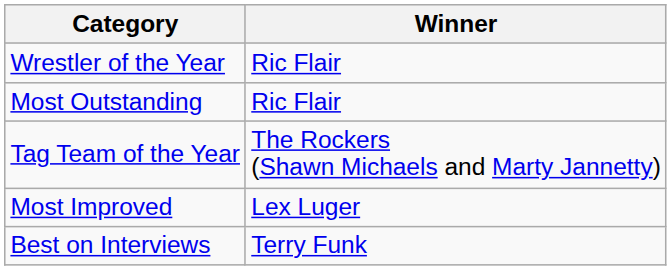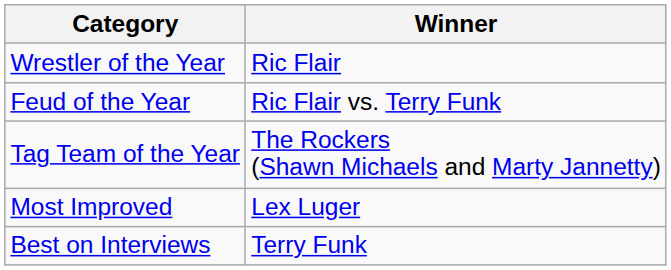- row: (106, 101)
+ row: (100, 101)
